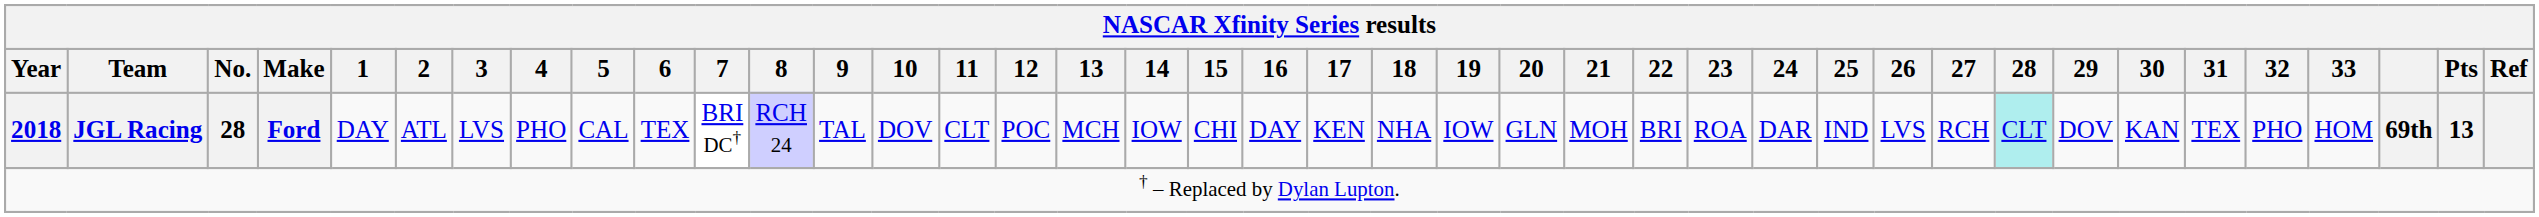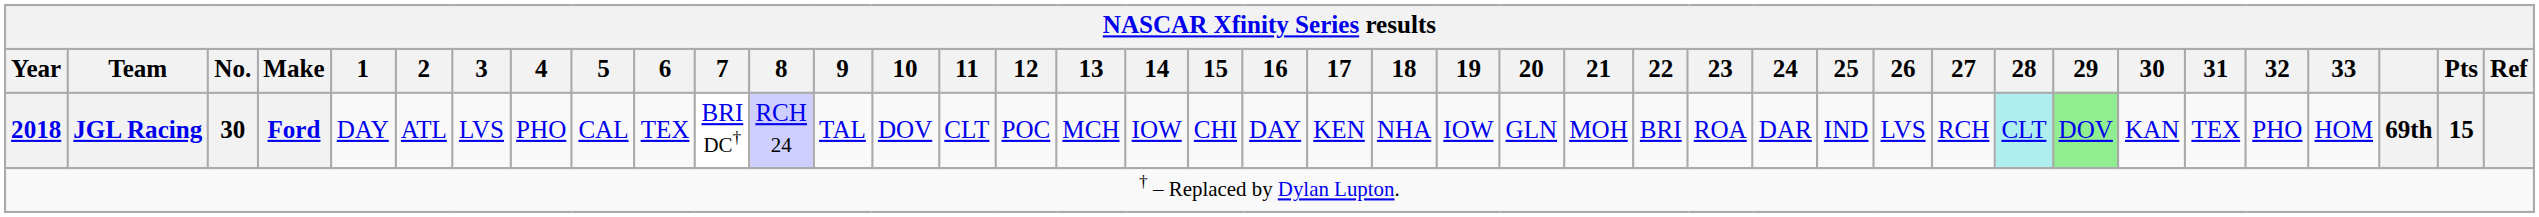(233, 129) 28 -> (233, 129) 30
(2086, 129) no background -> (2086, 129) lightgreen background
(2461, 129) 13 -> (2461, 129) 15
